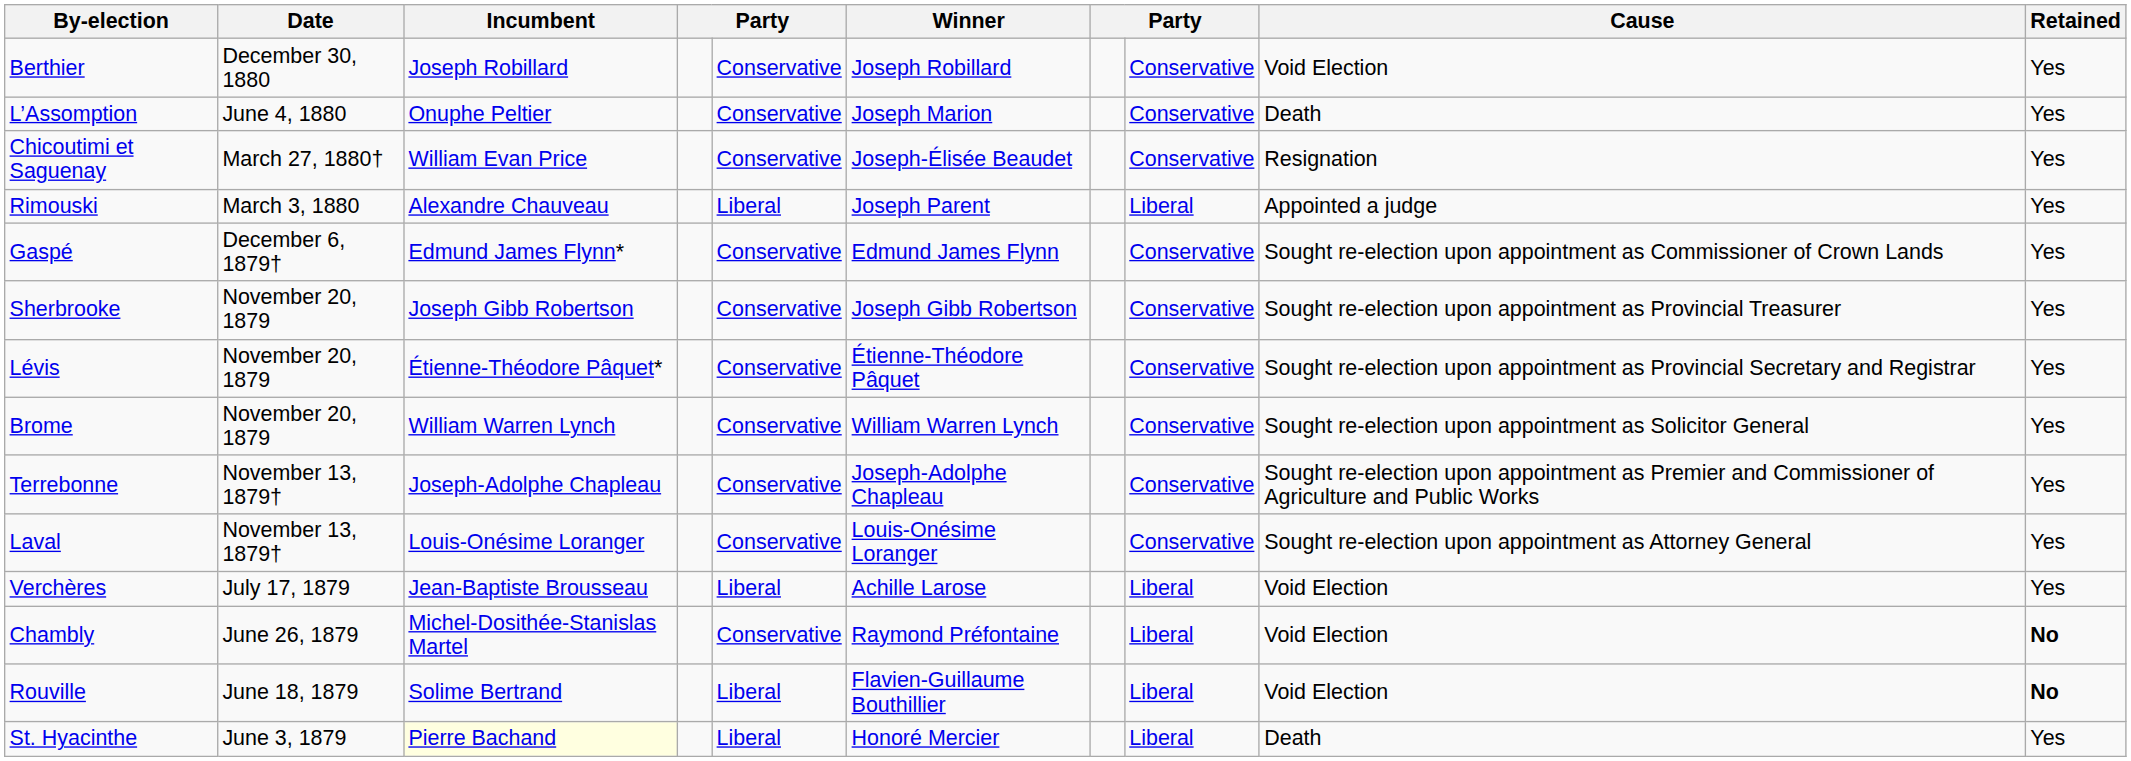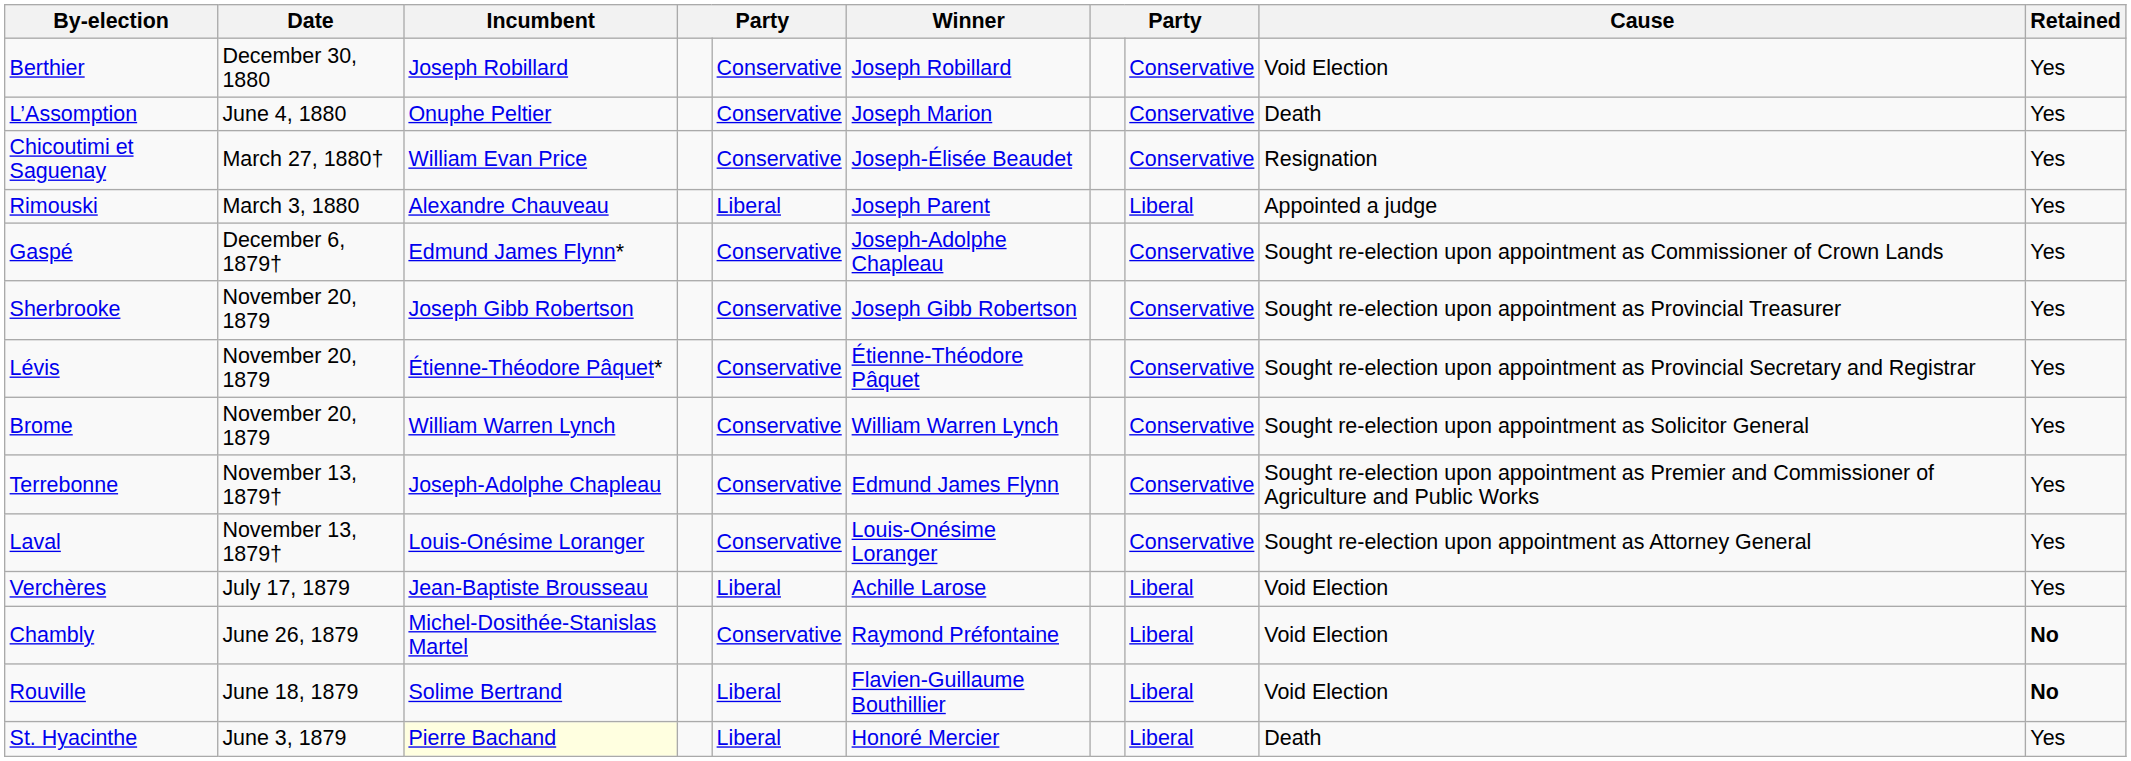(955, 251) Edmund James Flynn -> (929, 251) Joseph-Adolphe Chapleau
(929, 484) Joseph-Adolphe Chapleau -> (955, 484) Edmund James Flynn
